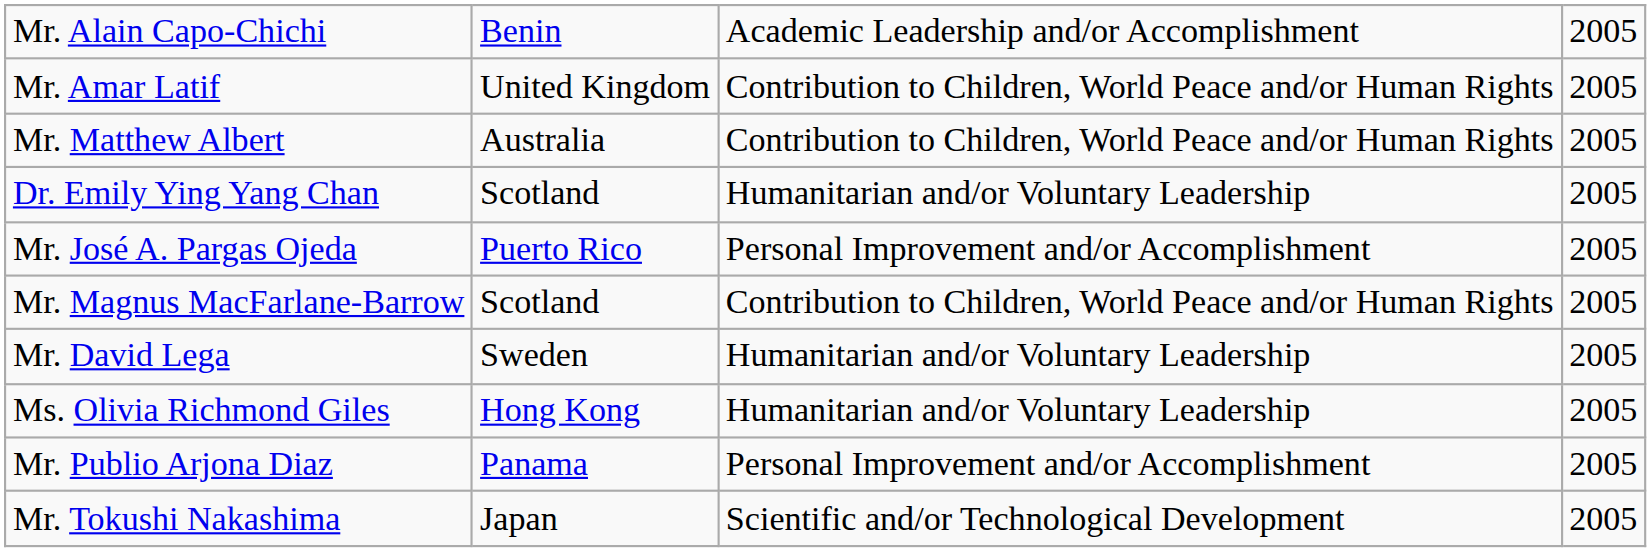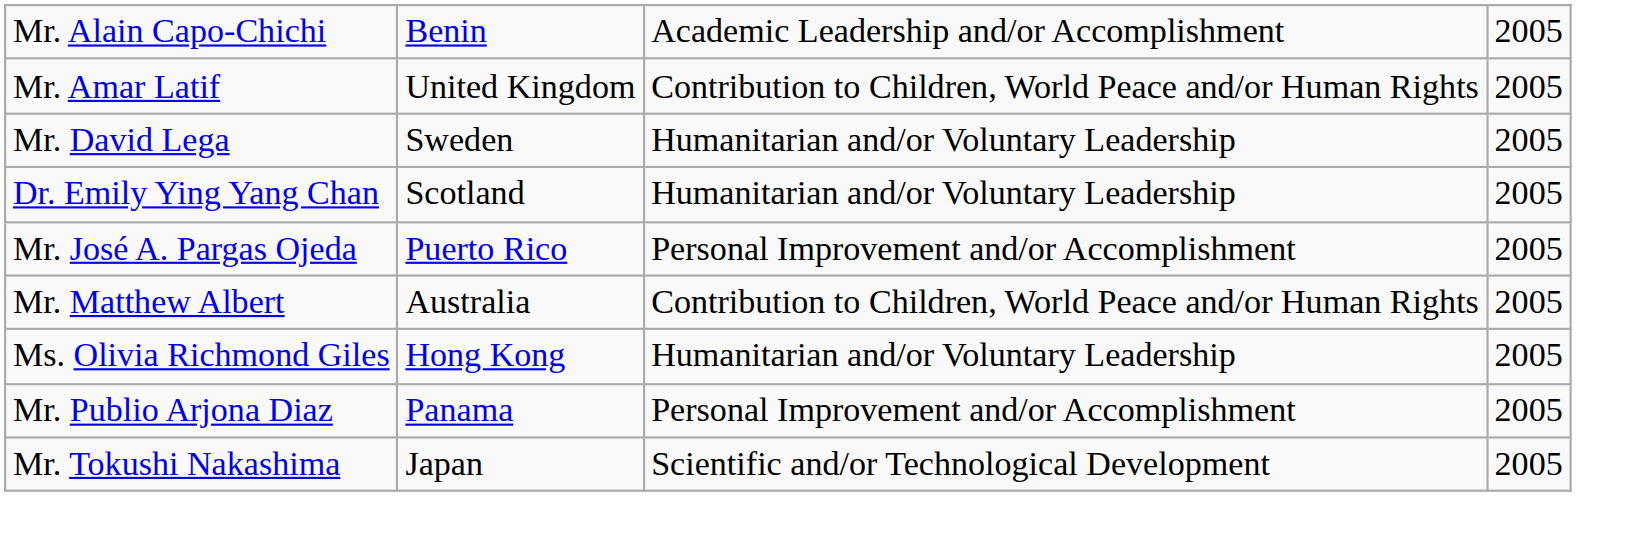rows swapped: (121, 355) <-> (149, 139)
- row: (239, 301)
